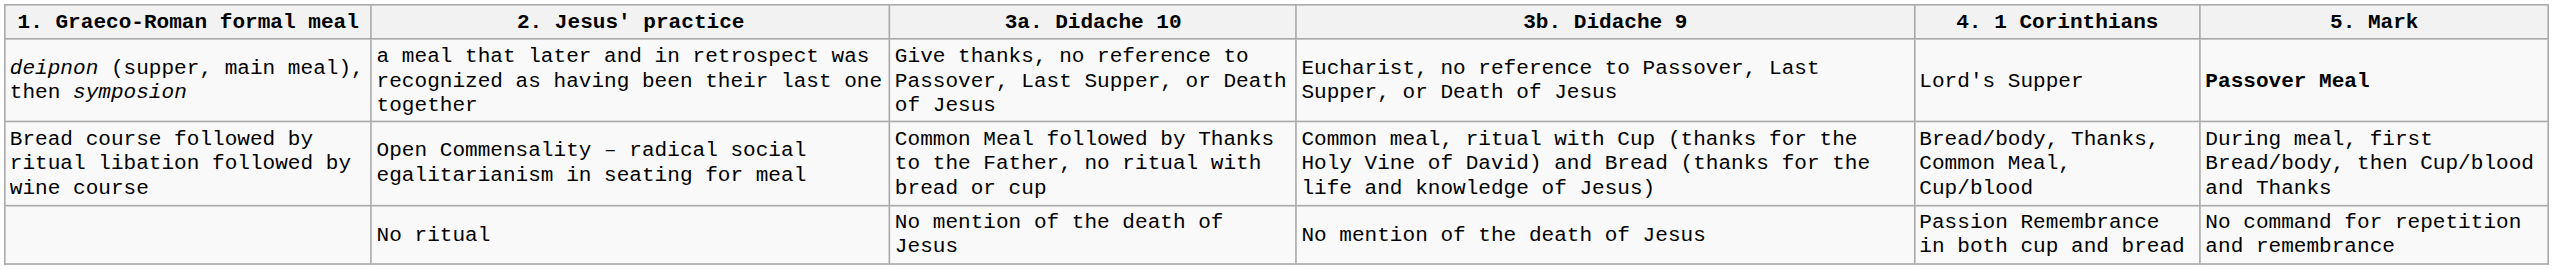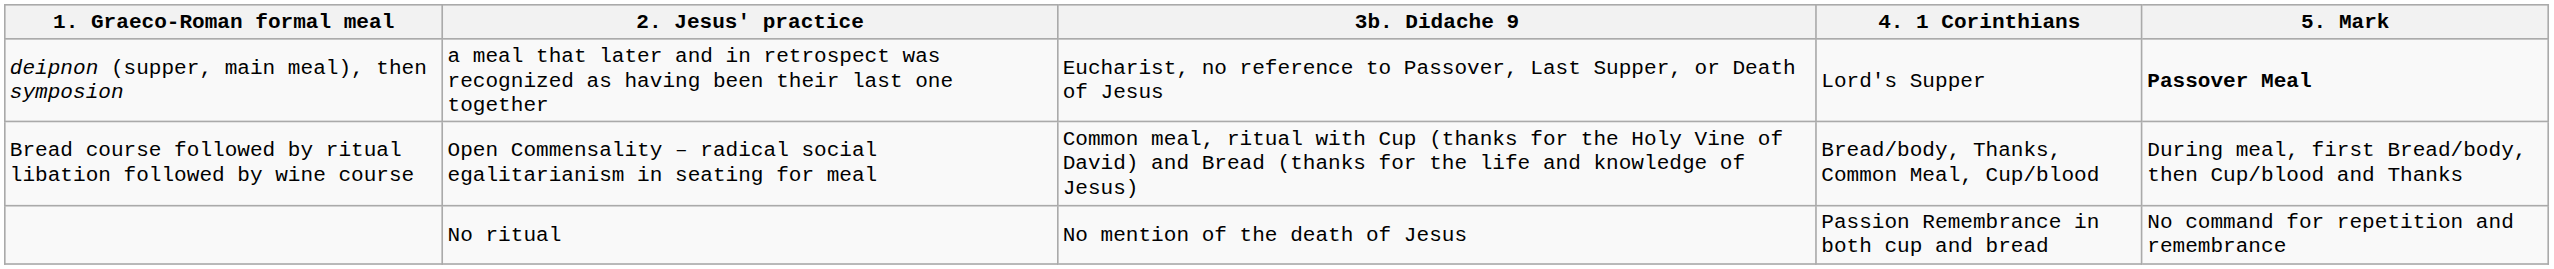- column: (1093, 22)
